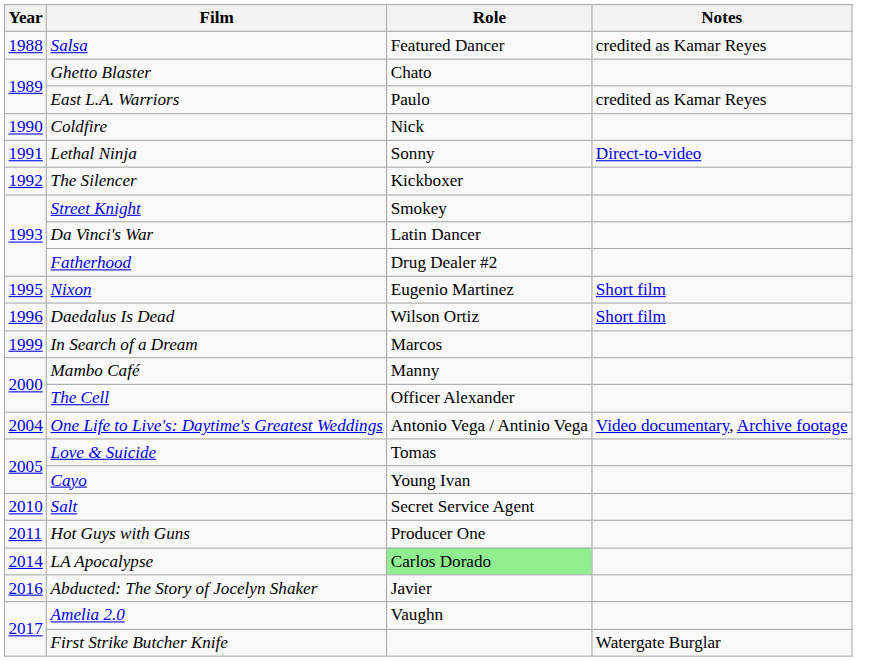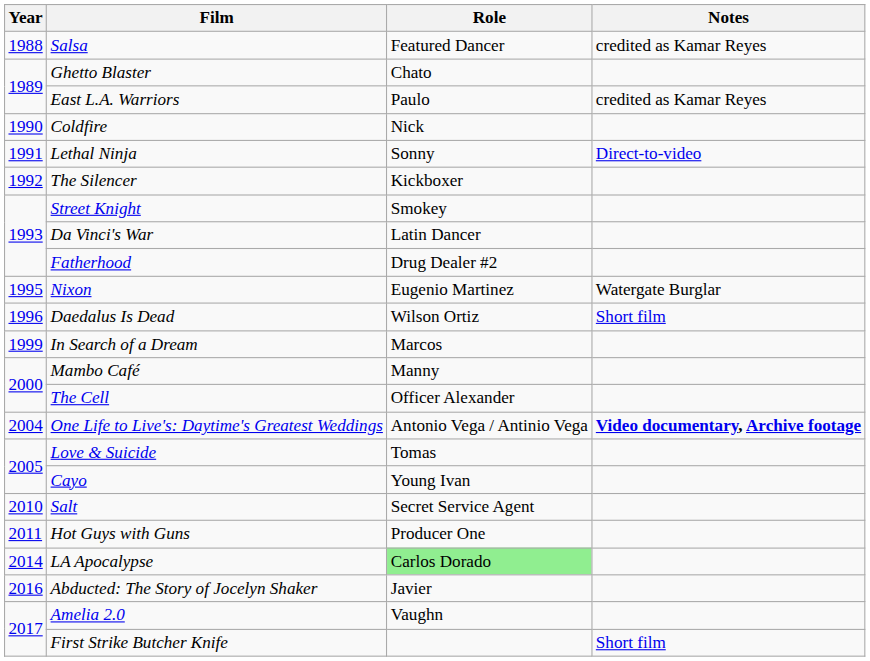(631, 289) Short film -> (658, 289) Watergate Burglar
(722, 425) normal -> (729, 425) bold
(658, 642) Watergate Burglar -> (631, 642) Short film
